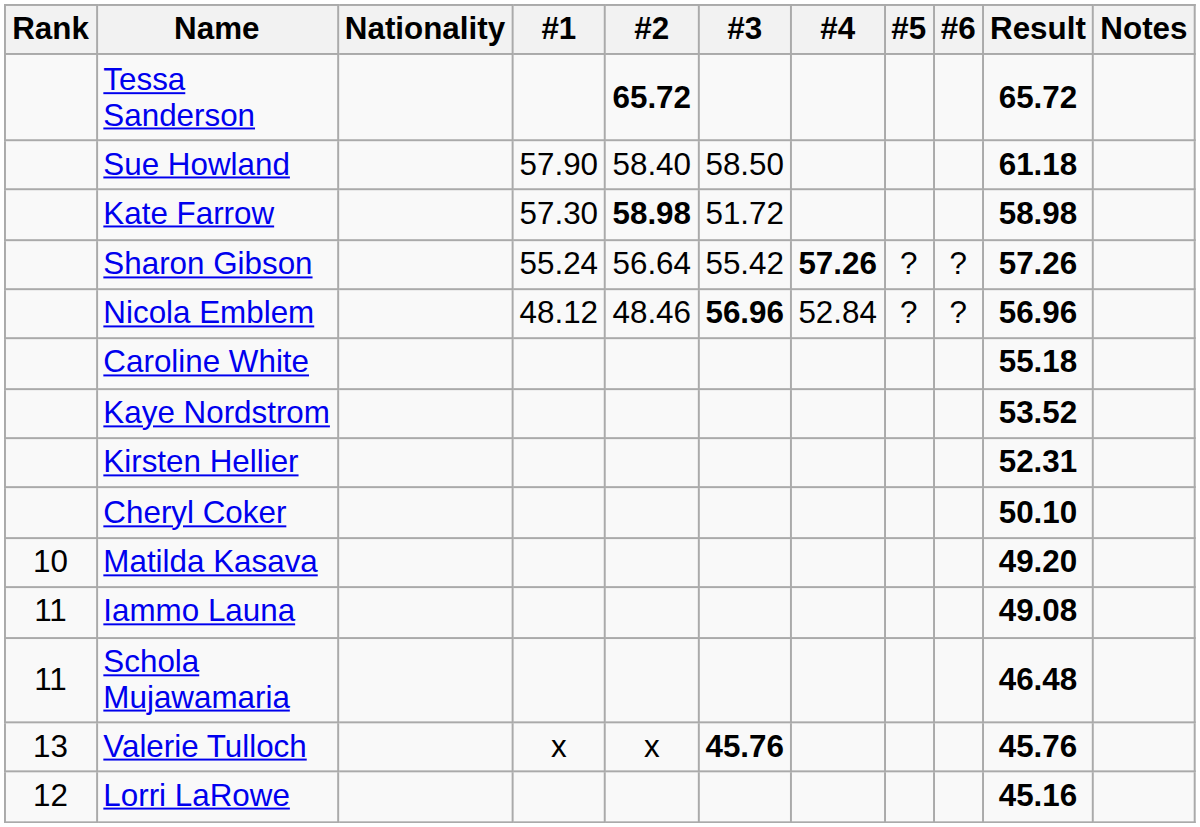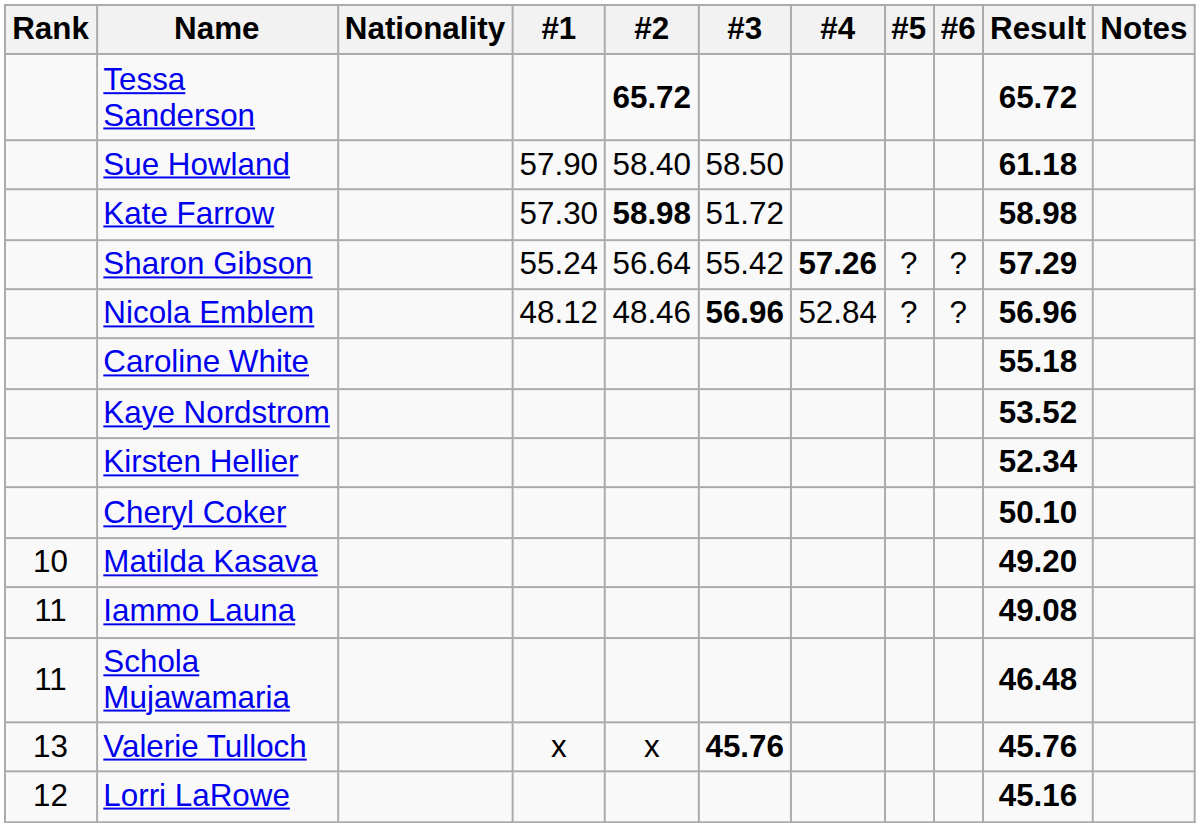(1038, 263) 57.26 -> (1038, 263) 57.29
(1038, 462) 52.31 -> (1038, 462) 52.34
